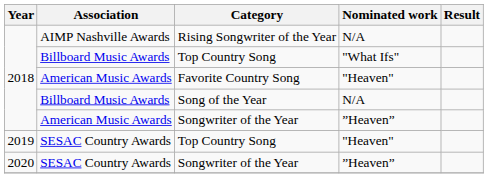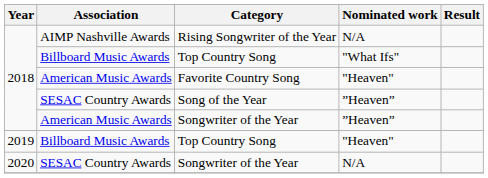(105, 99) Billboard Music Awards -> (106, 99) SESAC Country Awards
(354, 99) N/A -> (368, 99) ”Heaven”
(106, 141) SESAC Country Awards -> (105, 141) Billboard Music Awards
(368, 162) ”Heaven” -> (354, 162) N/A
